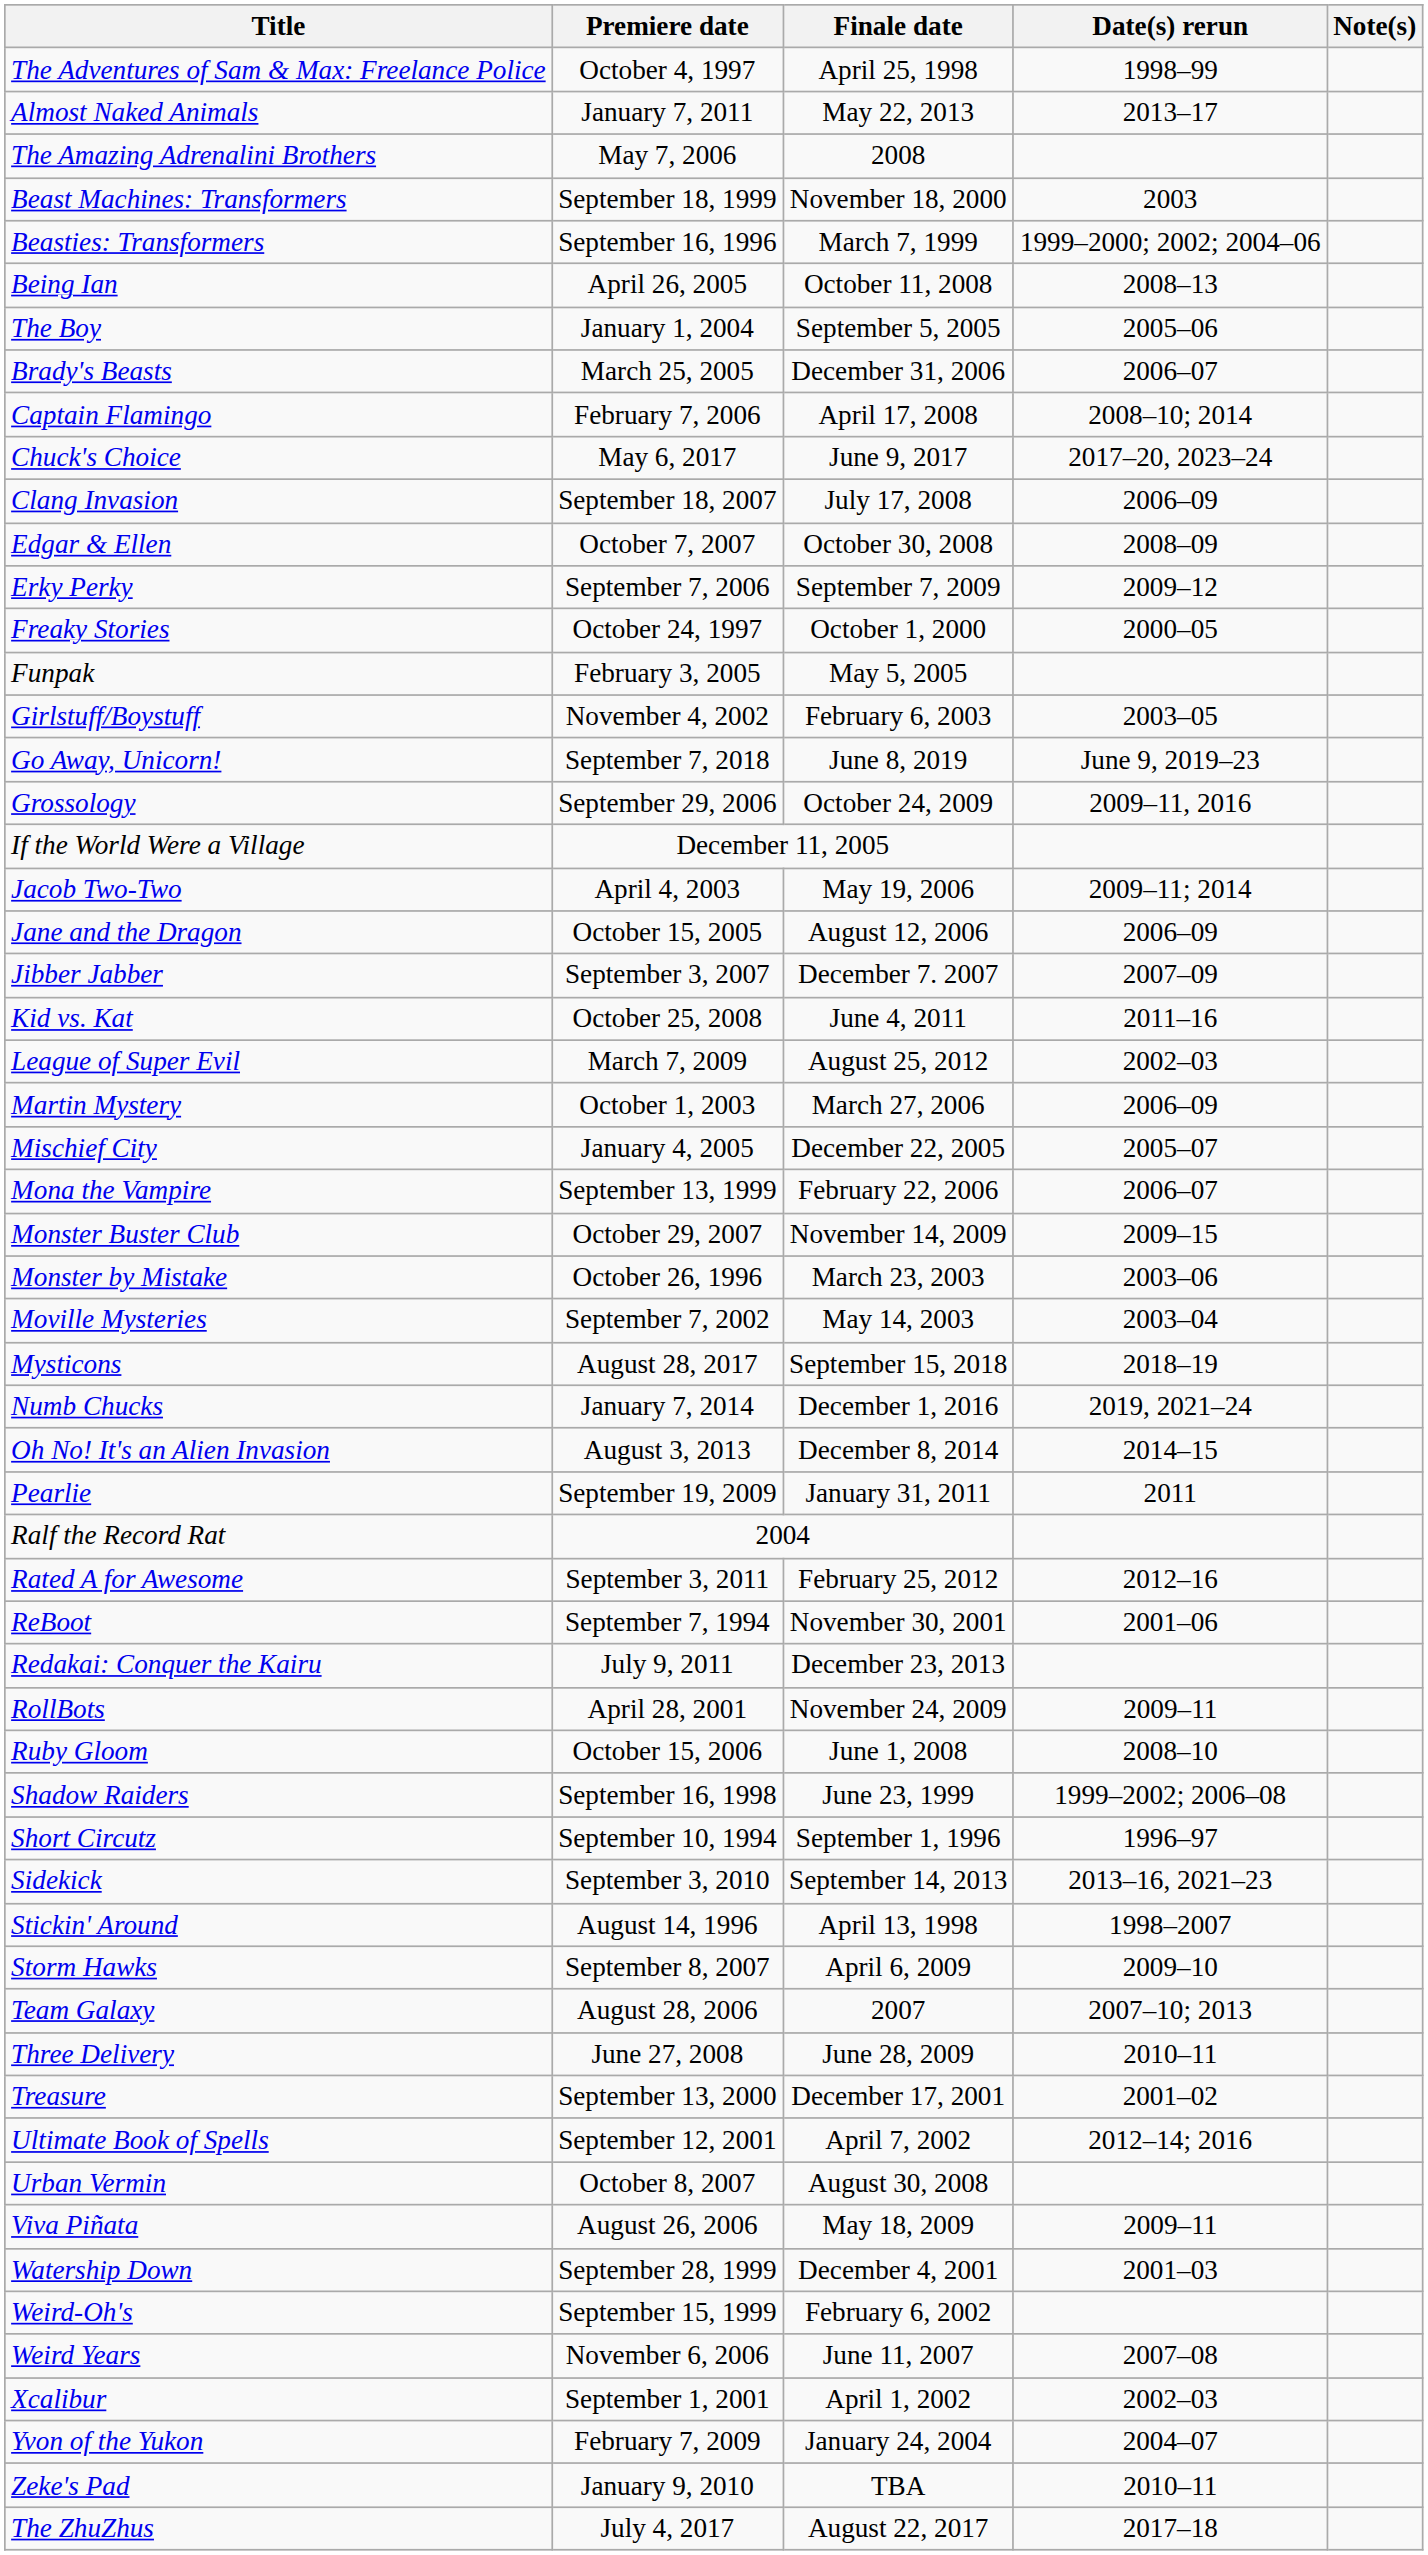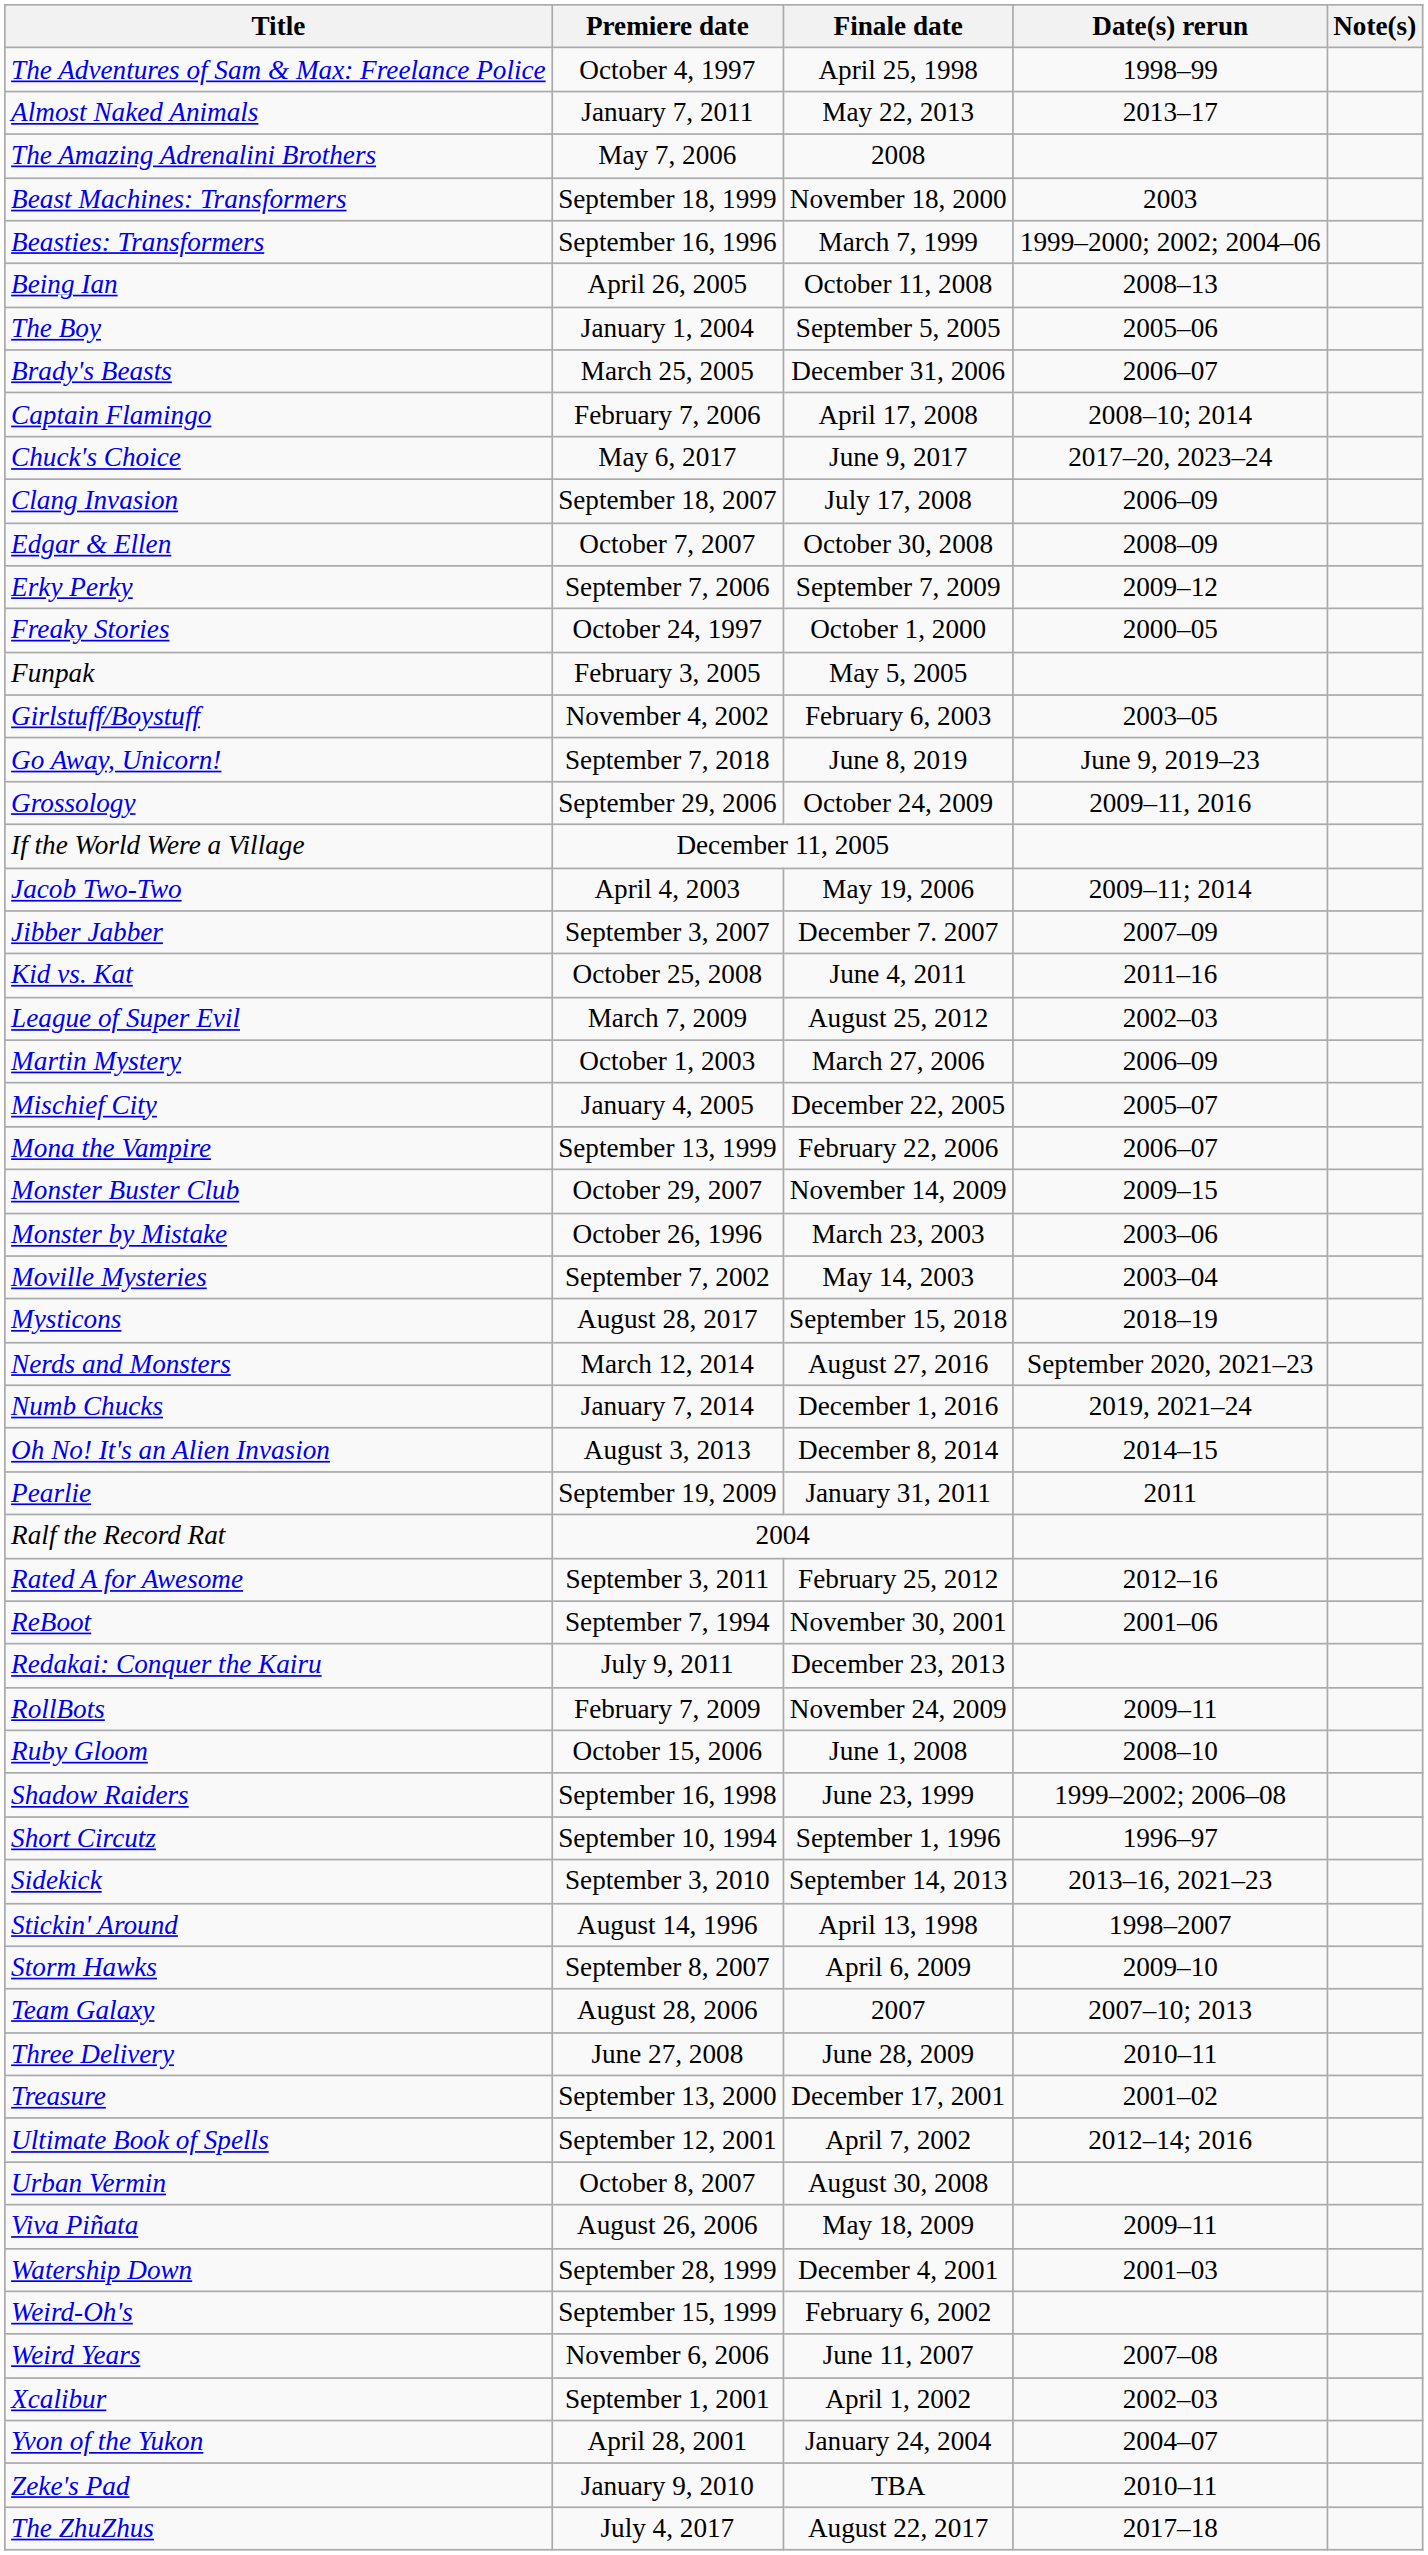- row: (126, 931)
+ row: (121, 1363)
(667, 1708) April 28, 2001 -> (667, 1708) February 7, 2009
(667, 2441) February 7, 2009 -> (667, 2441) April 28, 2001
